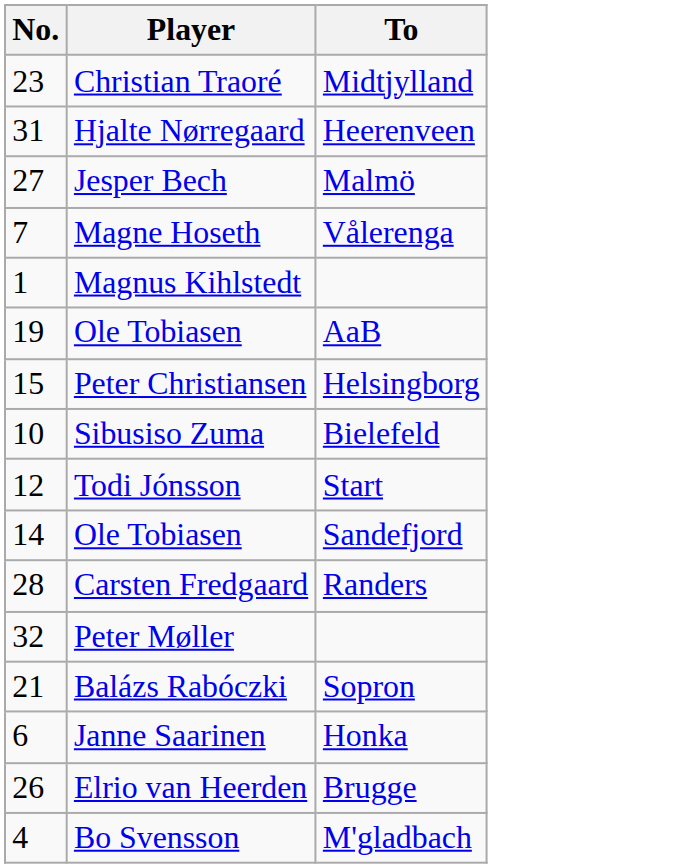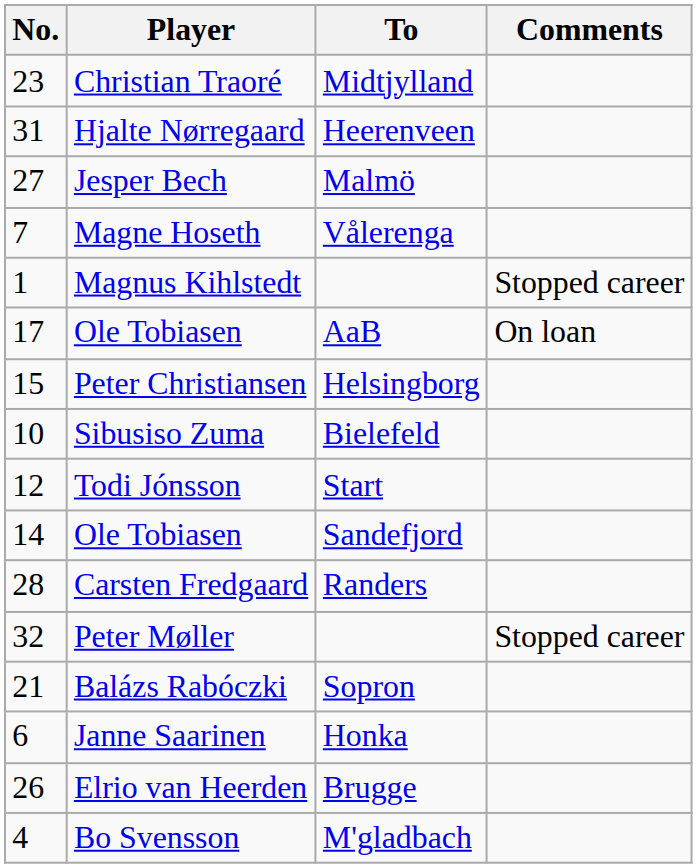+ column: (589, 29)
(28, 332) 19 -> (28, 332) 17
